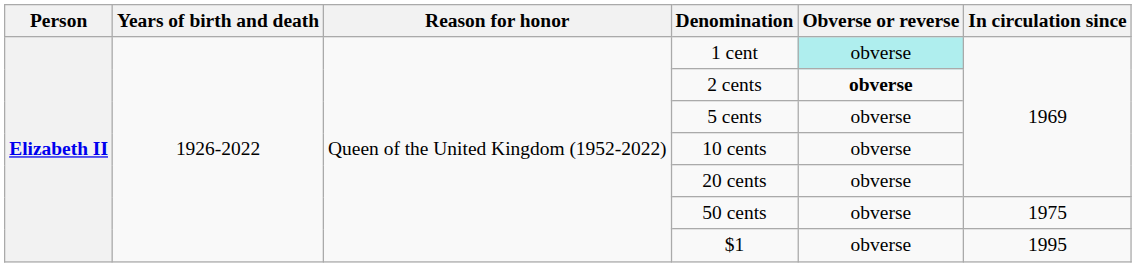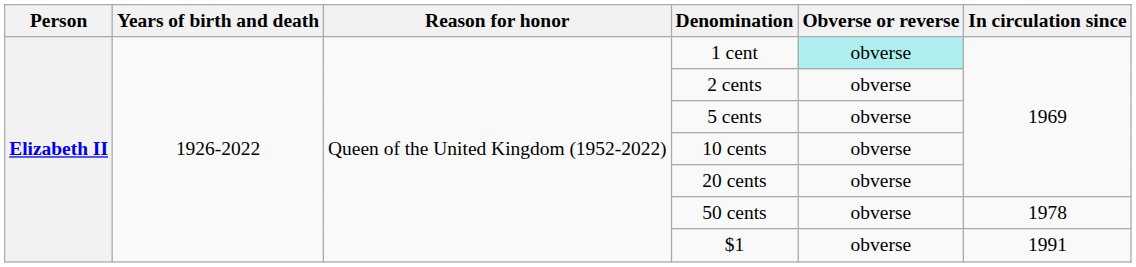(881, 84) bold -> (881, 84) normal
(1048, 213) 1975 -> (1048, 213) 1978
(1048, 245) 1995 -> (1048, 245) 1991
